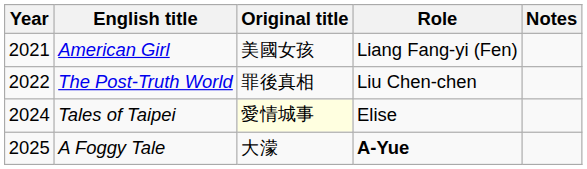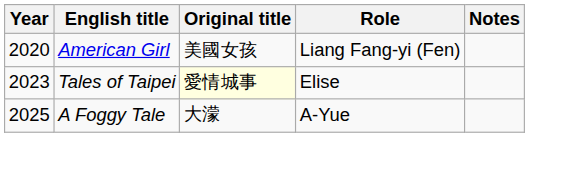(29, 49) 2021 -> (29, 49) 2020
- row: (145, 82)
(29, 115) 2024 -> (29, 82) 2023
(383, 147) bold -> (325, 115) normal
